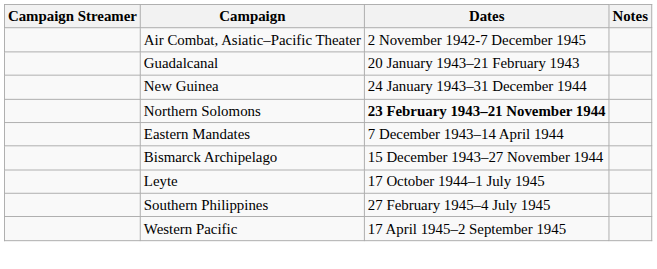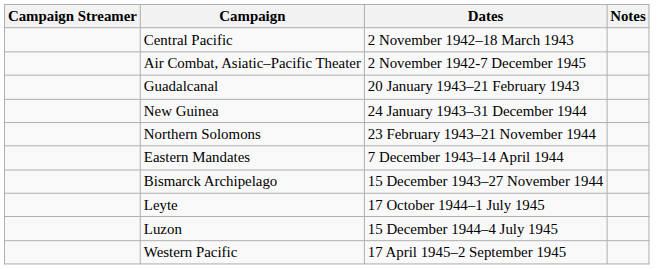+ row: (188, 39)
(487, 110) bold -> (482, 134) normal
+ row: (163, 228)
- row: (206, 205)
